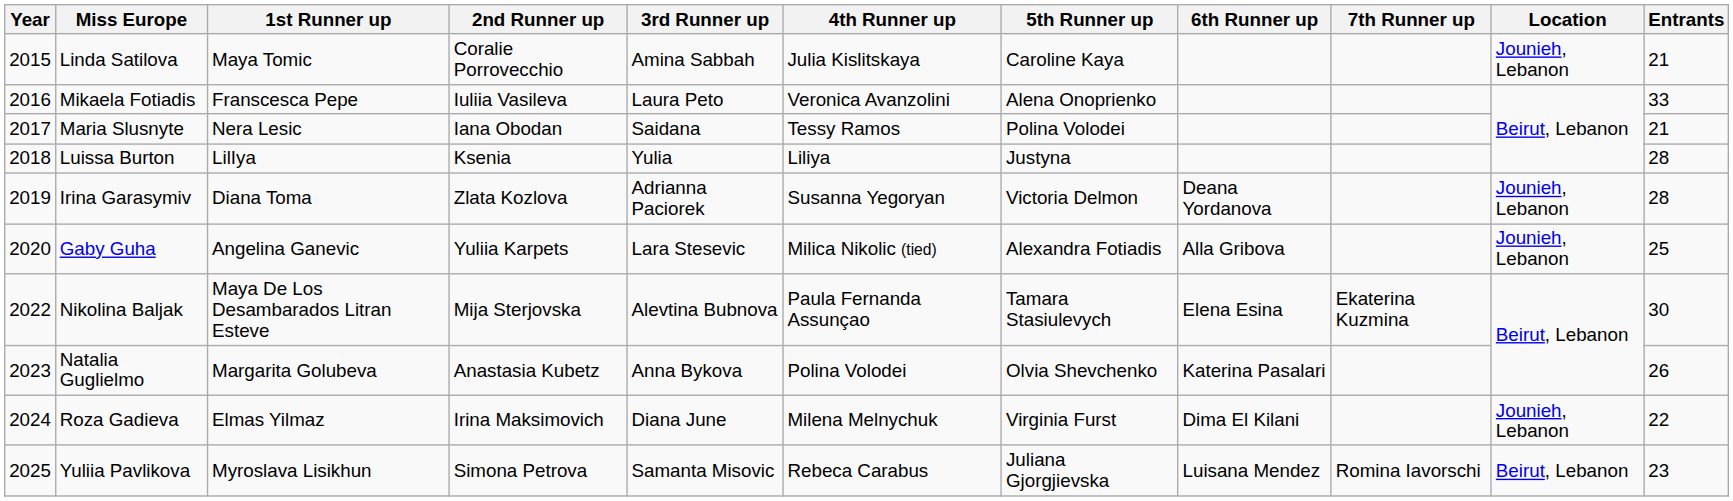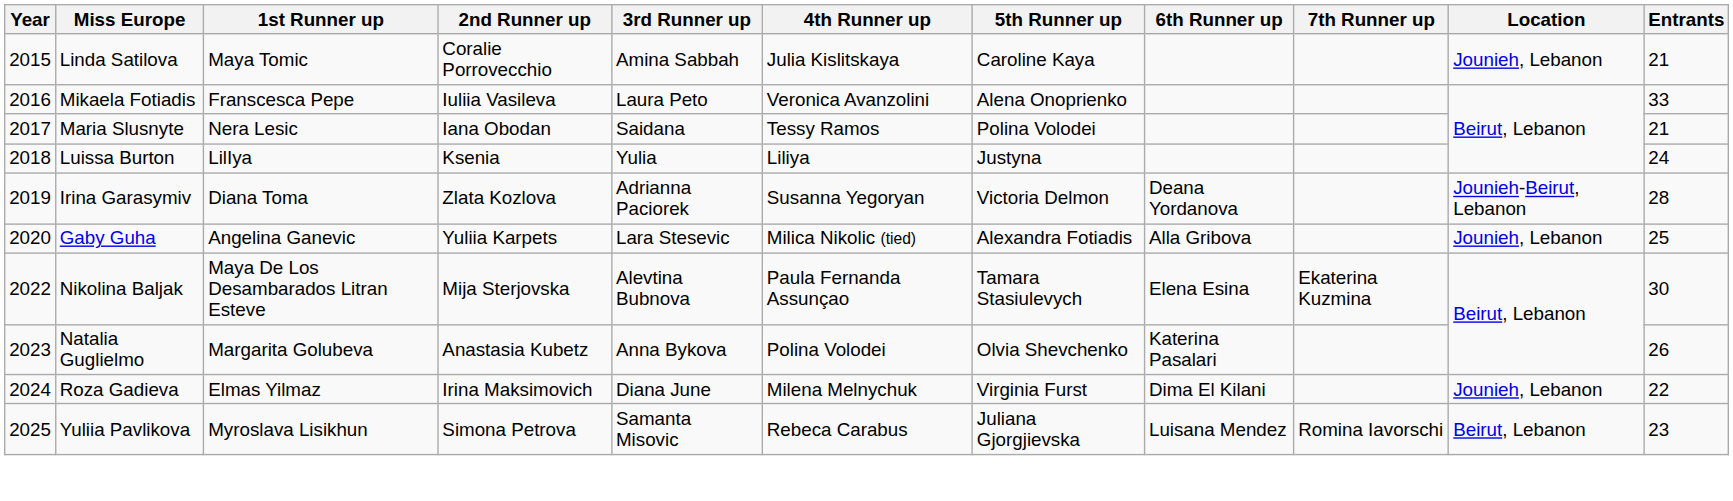(1659, 158) 28 -> (1659, 158) 24
(1532, 198) Jounieh, Lebanon -> (1516, 198) Jounieh-Beirut, Lebanon
